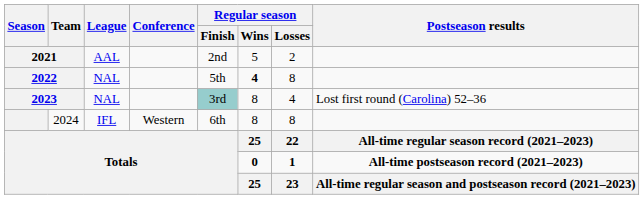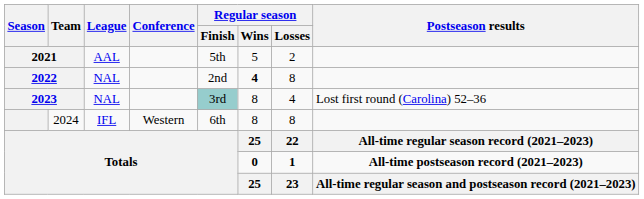(218, 57) 2nd -> (218, 57) 5th
(218, 78) 5th -> (218, 78) 2nd
